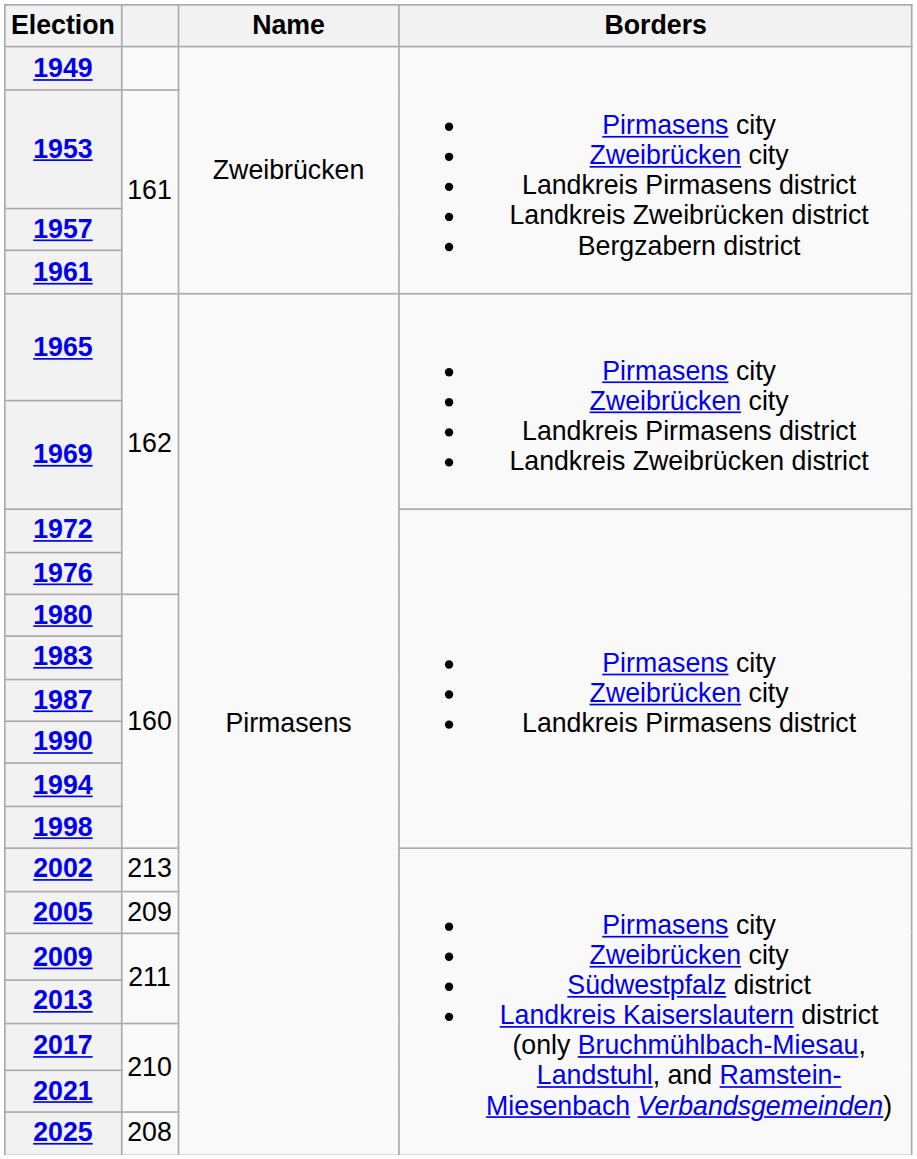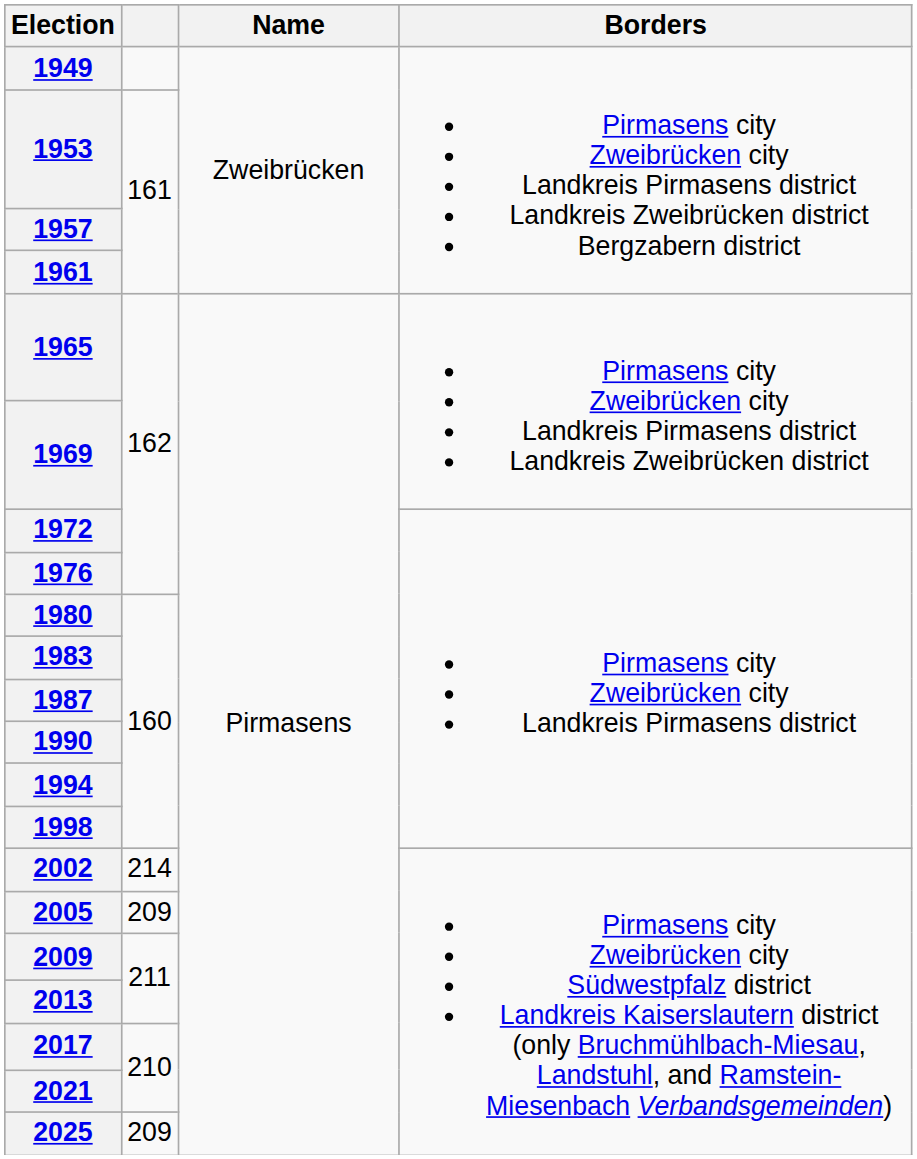(150, 869) 213 -> (150, 869) 214
(150, 1133) 208 -> (150, 1133) 209
